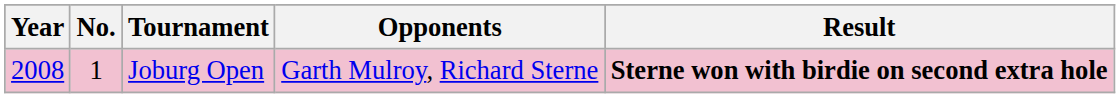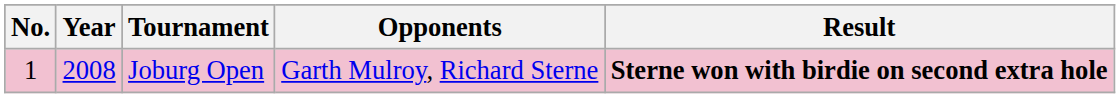columns swapped: (96, 26) <-> (38, 26)
